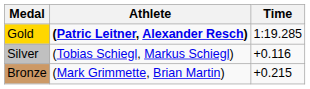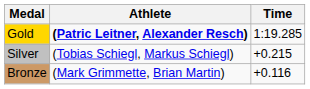(272, 53) +0.116 -> (273, 53) +0.215
(273, 73) +0.215 -> (272, 73) +0.116
